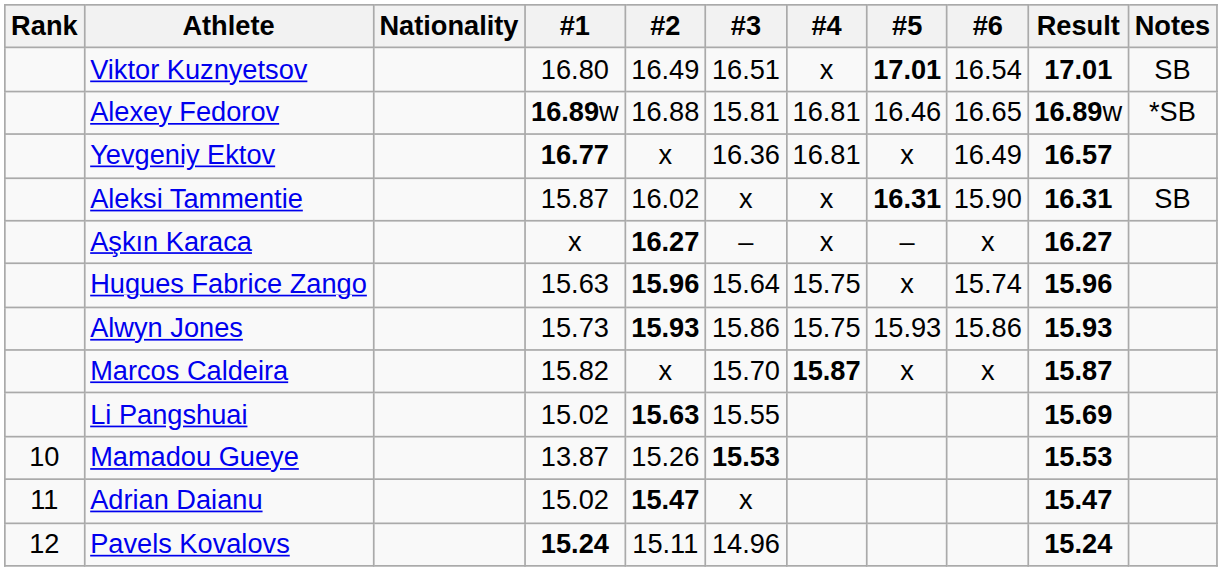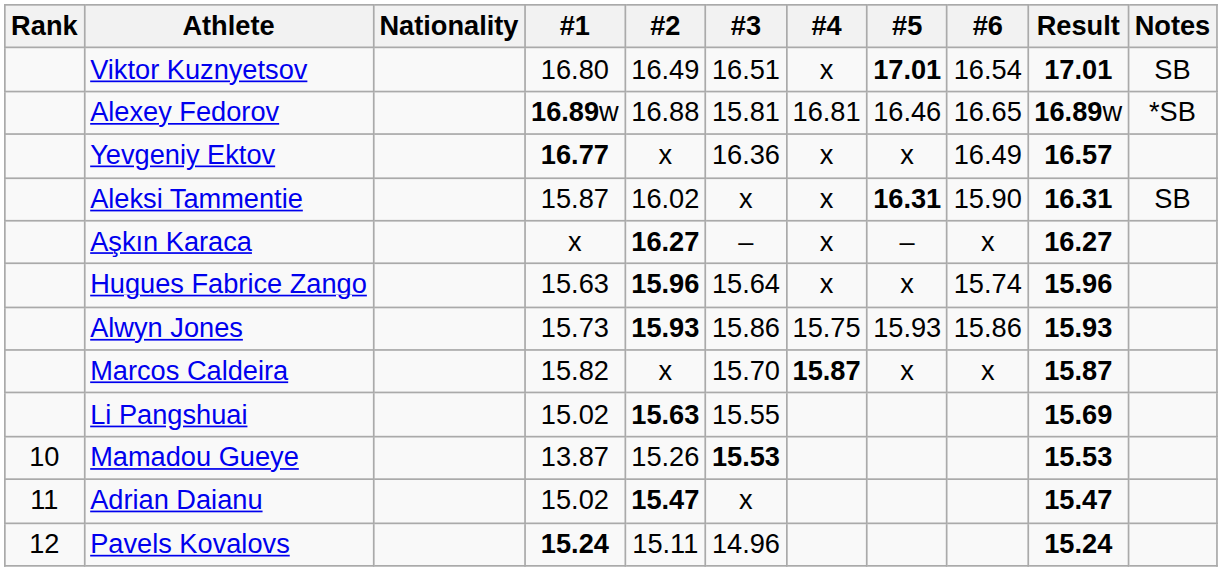(827, 155) 16.81 -> (827, 155) x
(827, 284) 15.75 -> (827, 284) x
